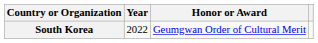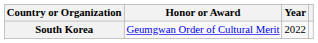columns swapped: (137, 13) <-> (229, 13)
